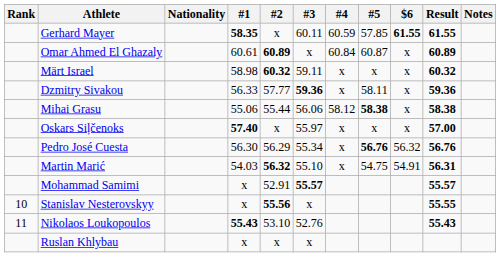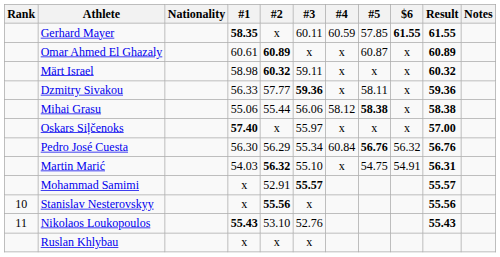(342, 52) 60.84 -> (342, 52) x
(342, 147) x -> (342, 147) 60.84
(442, 204) 55.55 -> (442, 204) 55.56
